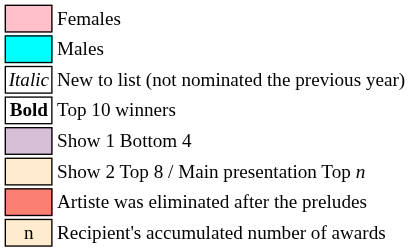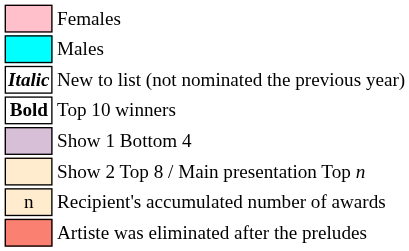(29, 79) normal -> (29, 79) bold
rows swapped: (221, 232) <-> (212, 202)
